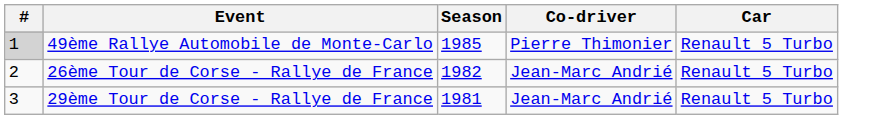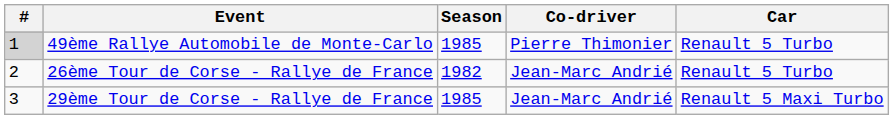(461, 101) 1981 -> (461, 101) 1985
(757, 101) Renault 5 Turbo -> (782, 101) Renault 5 Maxi Turbo
